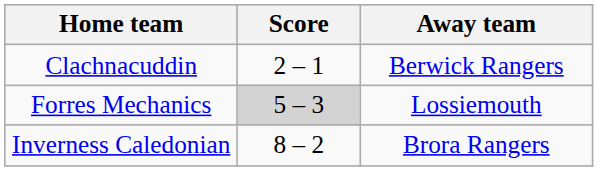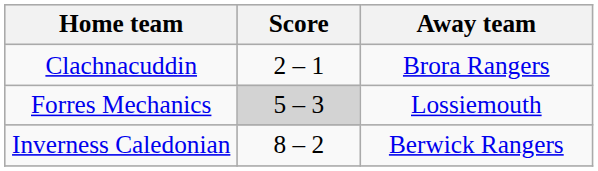(476, 64) Berwick Rangers -> (476, 64) Brora Rangers
(476, 144) Brora Rangers -> (476, 144) Berwick Rangers
